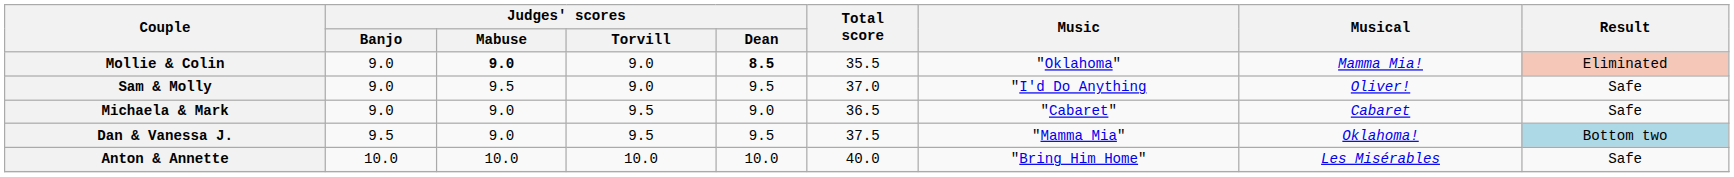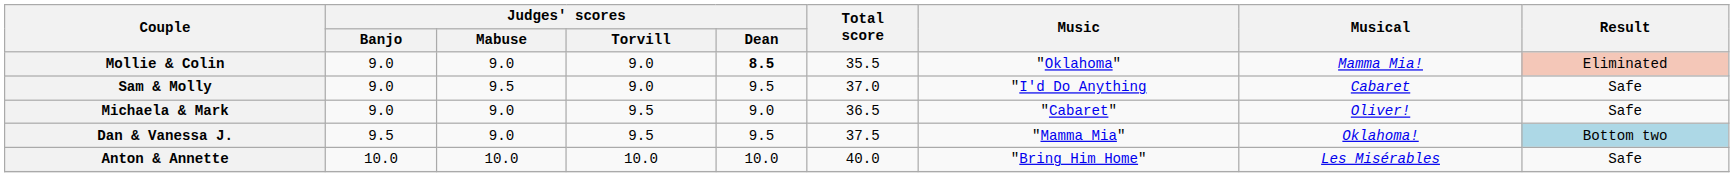(501, 64) bold -> (501, 64) normal
(1381, 88) Oliver! -> (1381, 88) Cabaret
(1381, 111) Cabaret -> (1381, 111) Oliver!
